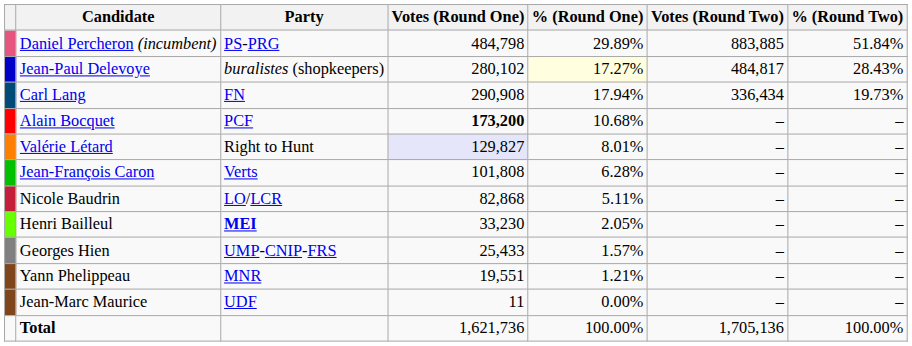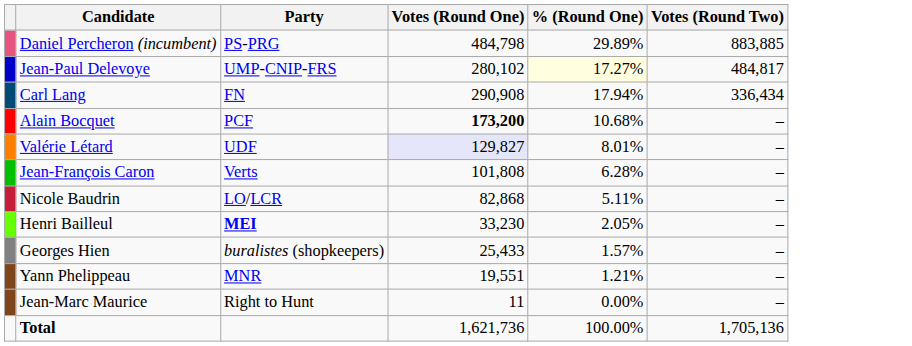- column: (847, 17)
(304, 69) buralistes (shopkeepers) -> (280, 69) UMP-CNIP-FRS
(269, 146) Right to Hunt -> (240, 146) UDF
(280, 250) UMP-CNIP-FRS -> (304, 250) buralistes (shopkeepers)
(240, 302) UDF -> (269, 302) Right to Hunt
